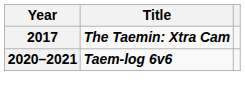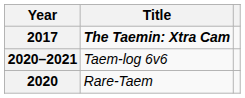(128, 59) bold -> (126, 59) normal
+ row: (42, 81)
